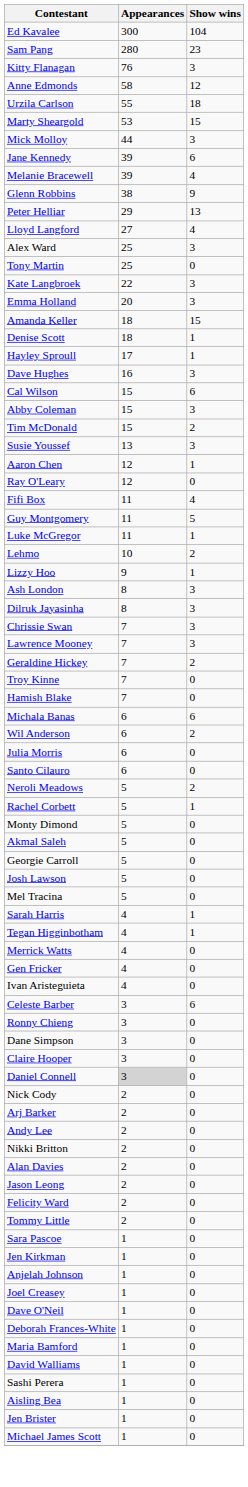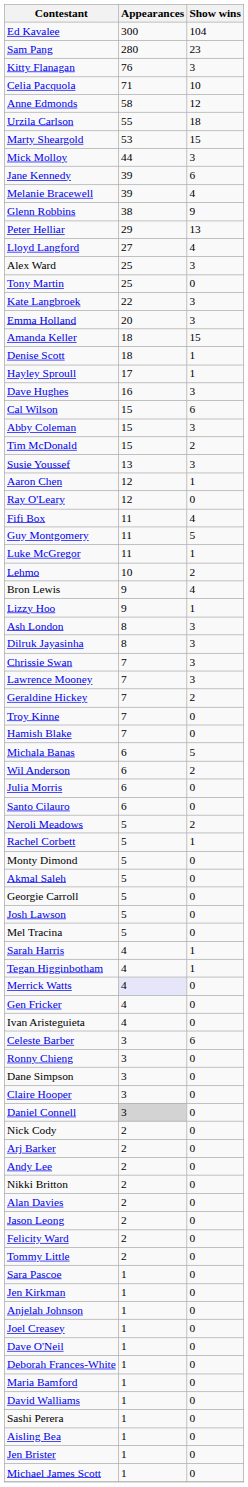+ row: (41, 85)
+ row: (34, 590)
(192, 716) 6 -> (192, 752) 5
(124, 950) no background -> (124, 986) lavender background
